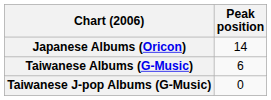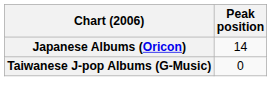- row: (109, 66)
